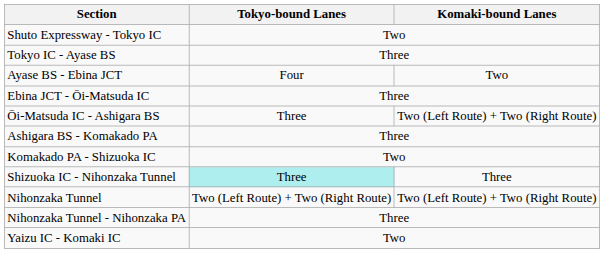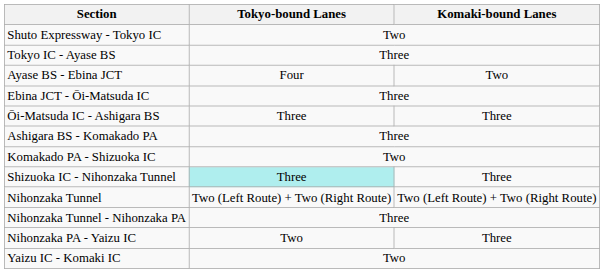(497, 116) Two (Left Route) + Two (Right Route) -> (497, 116) Three
+ row: (72, 237)
